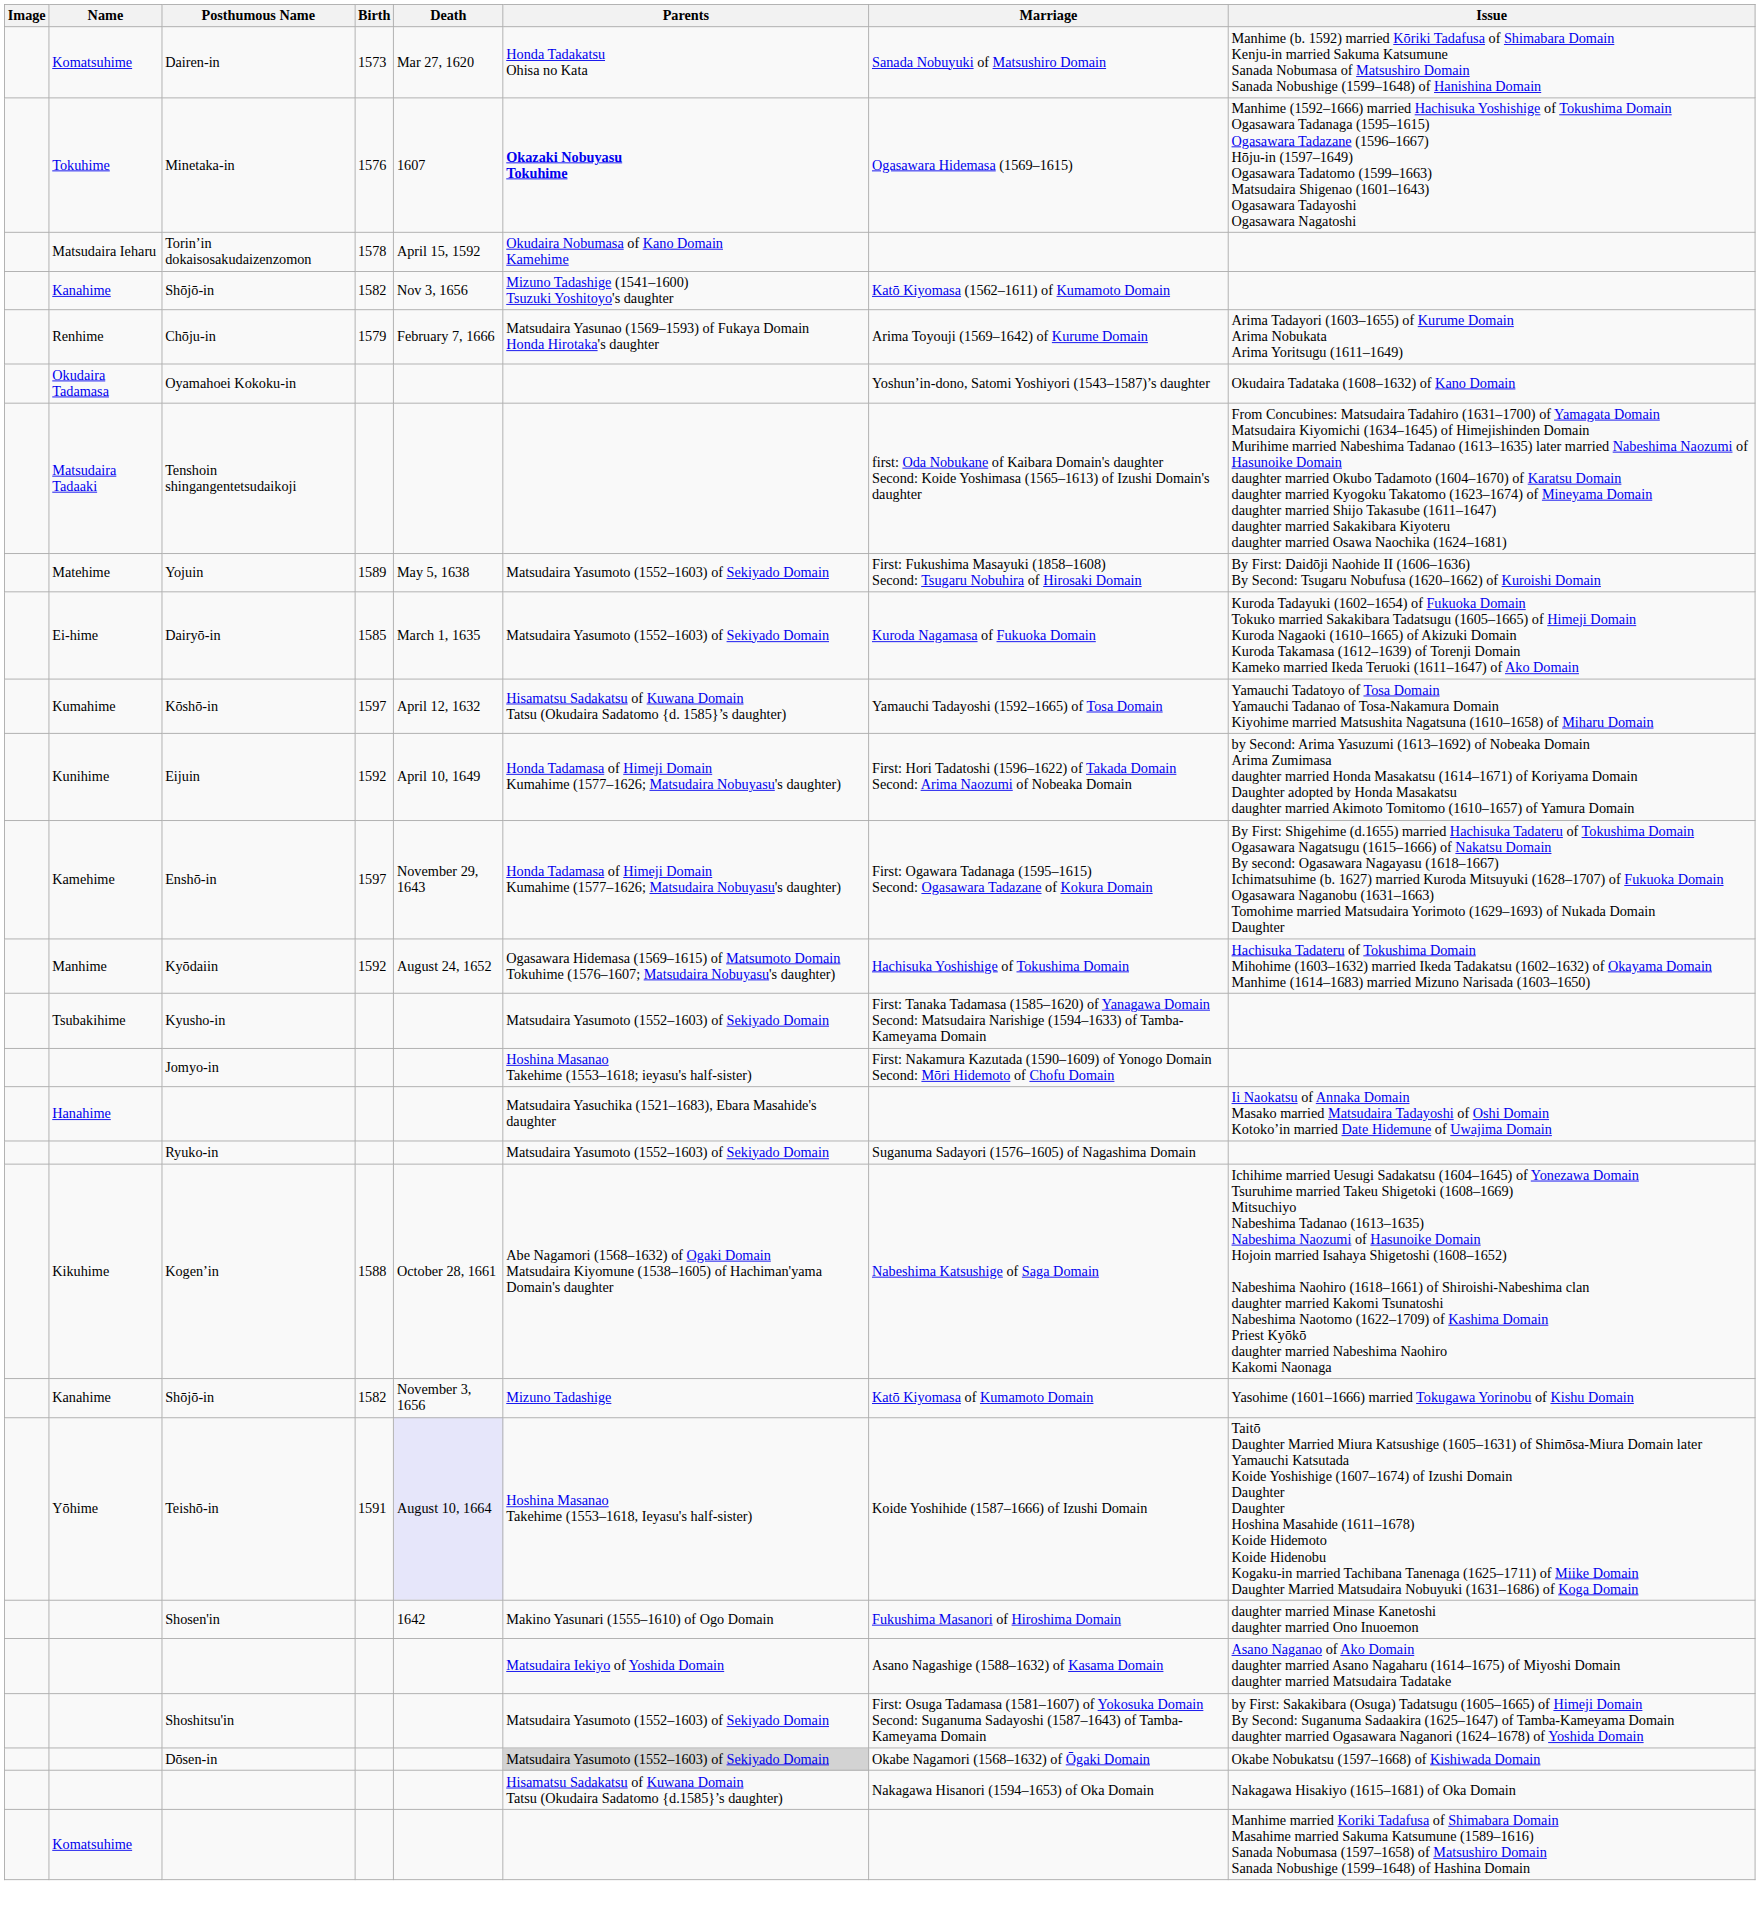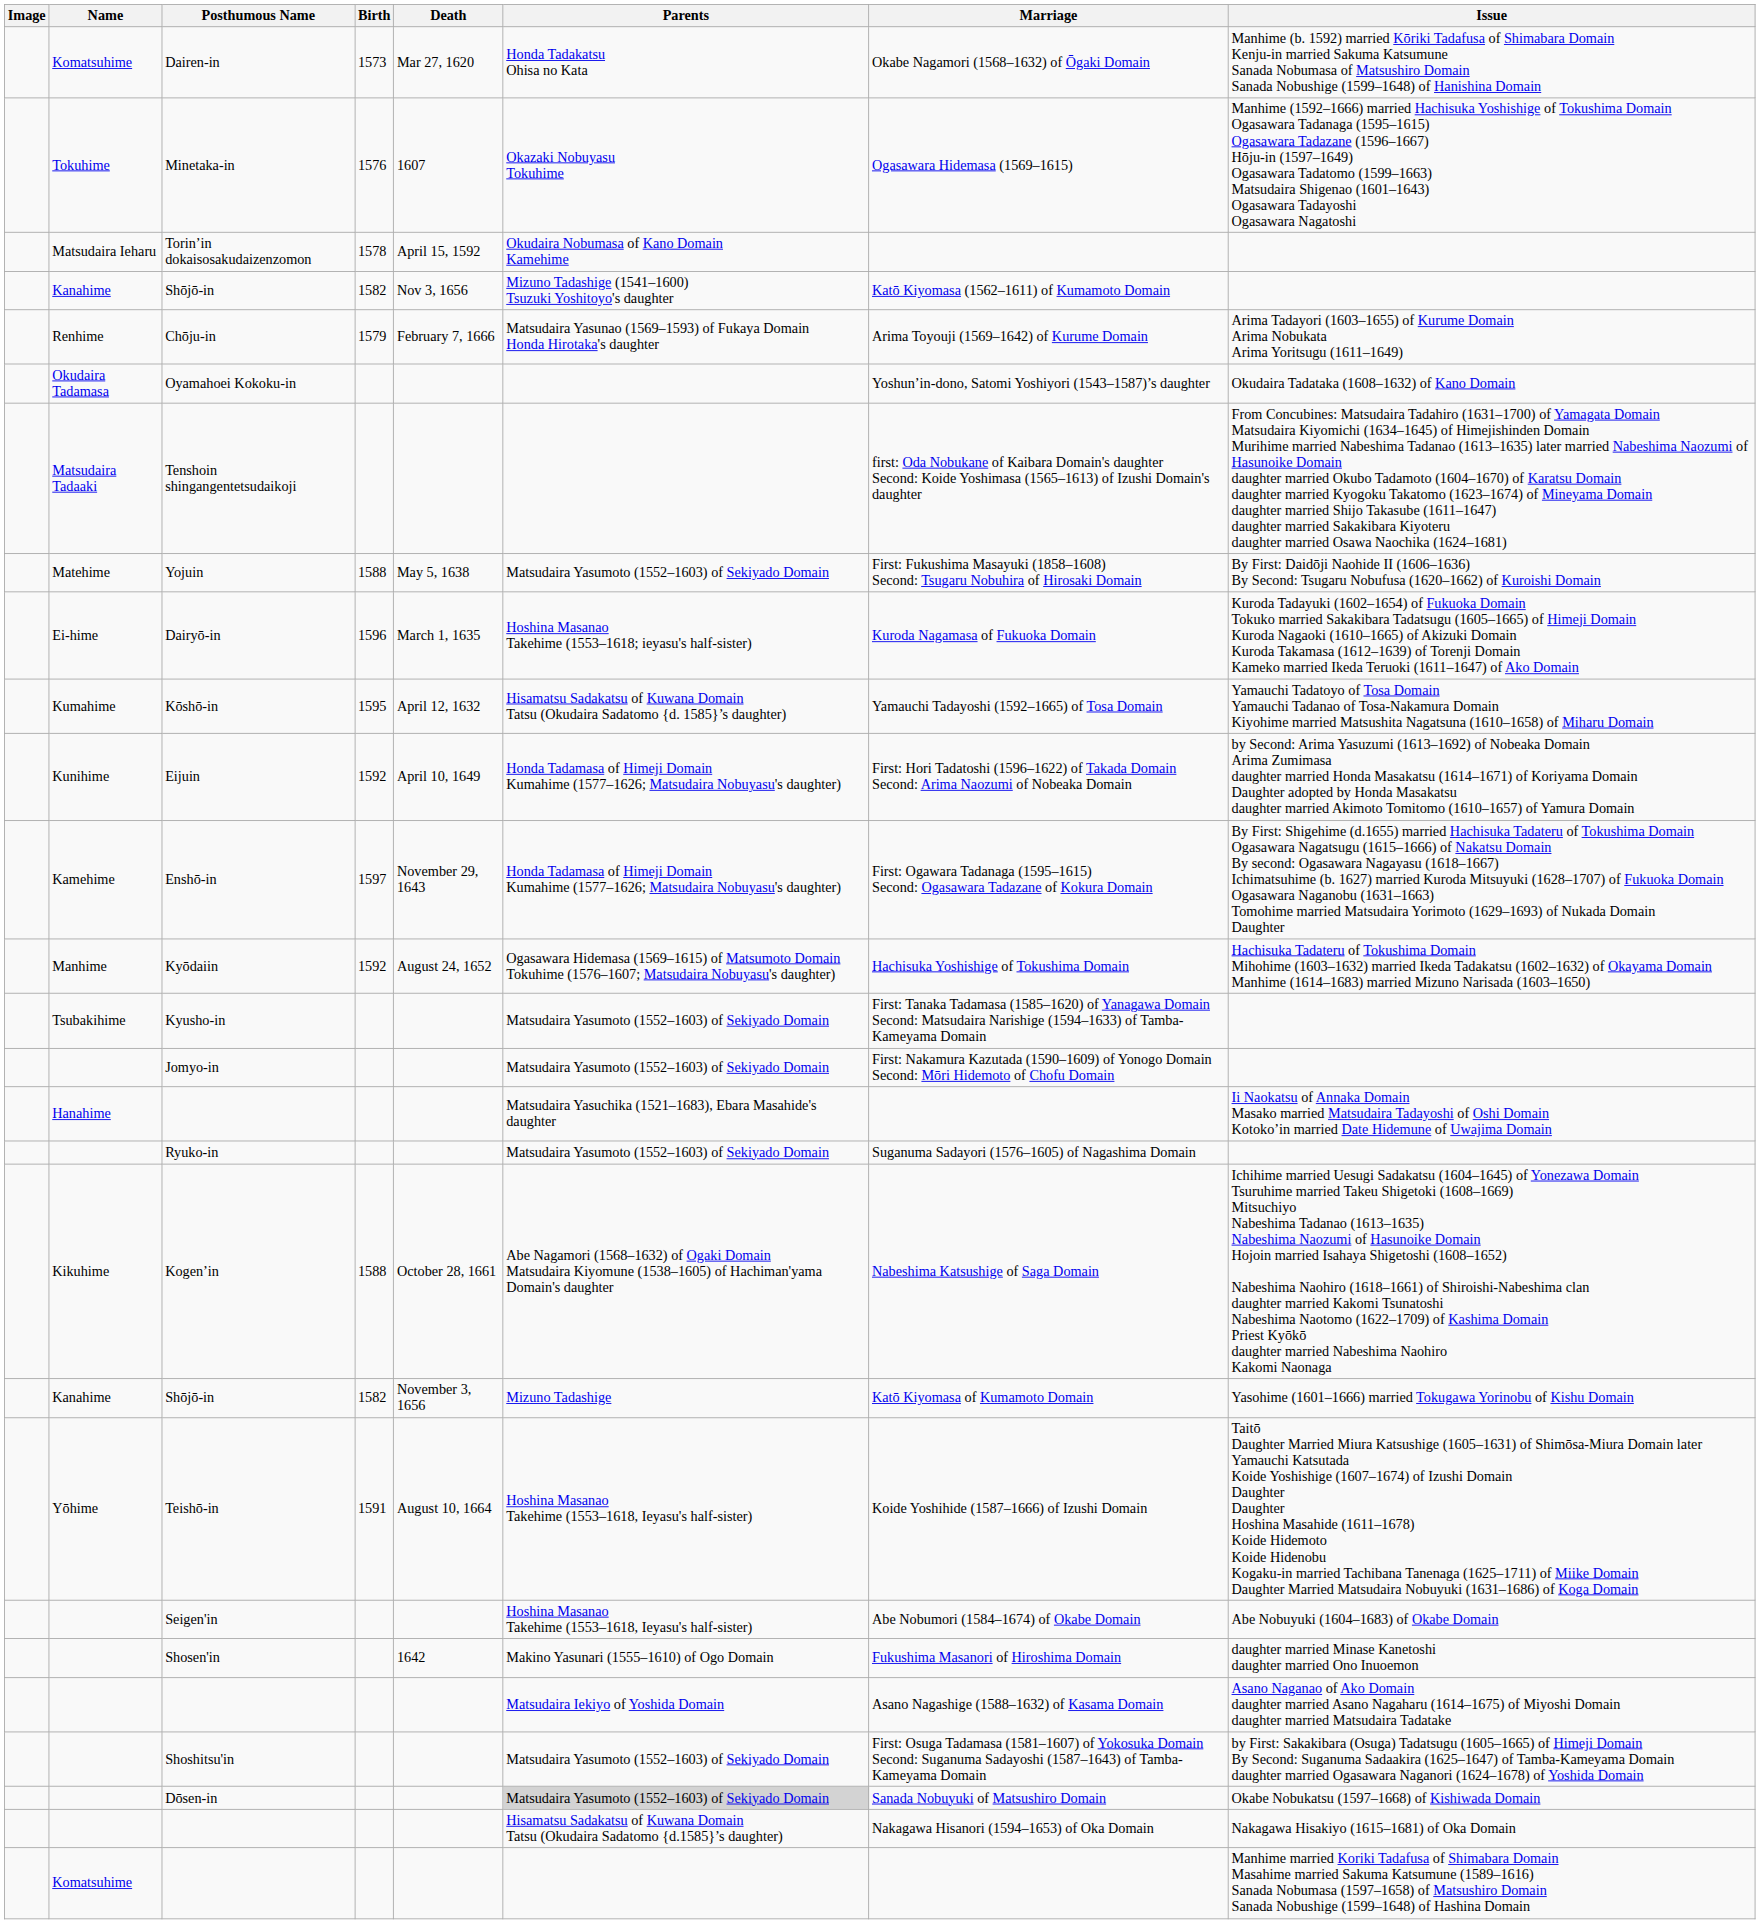(989, 62) Sanada Nobuyuki of Matsushiro Domain -> (1011, 62) Okabe Nagamori (1568–1632) of Ōgaki Domain
(564, 165) bold -> (561, 165) normal
(372, 572) 1589 -> (372, 572) 1588
(372, 635) 1585 -> (372, 635) 1596
(668, 635) Matsudaira Yasumoto (1552–1603) of Sekiyado Domain -> (629, 635) Hoshina Masanao Takehime (1553–1618; ieyasu's half-sister)
(372, 706) 1597 -> (372, 706) 1595
(629, 1067) Hoshina Masanao Takehime (1553–1618; ieyasu's half-sister) -> (668, 1067) Matsudaira Yasumoto (1552–1603) of Sekiyado Domain
(444, 1508) lavender background -> (444, 1508) no background
+ row: (105, 1619)
(1011, 1759) Okabe Nagamori (1568–1632) of Ōgaki Domain -> (989, 1797) Sanada Nobuyuki of Matsushiro Domain
